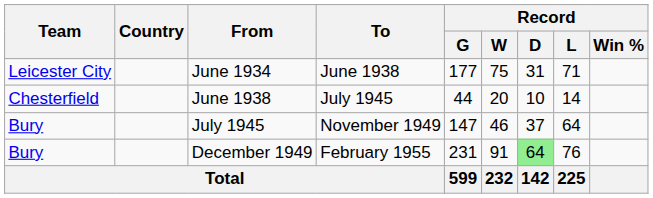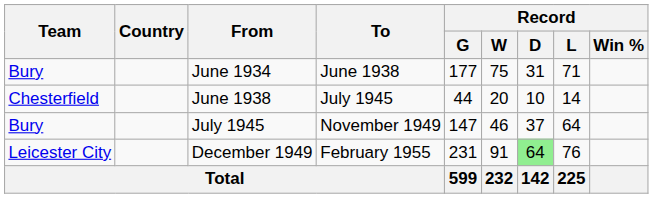(60, 71) Leicester City -> (26, 71) Bury
(26, 152) Bury -> (60, 152) Leicester City
